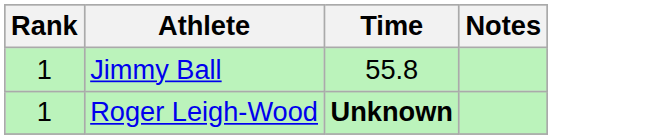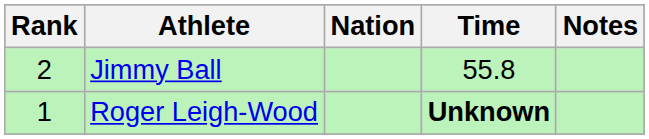+ column: (373, 26)
(44, 69) 1 -> (44, 69) 2
